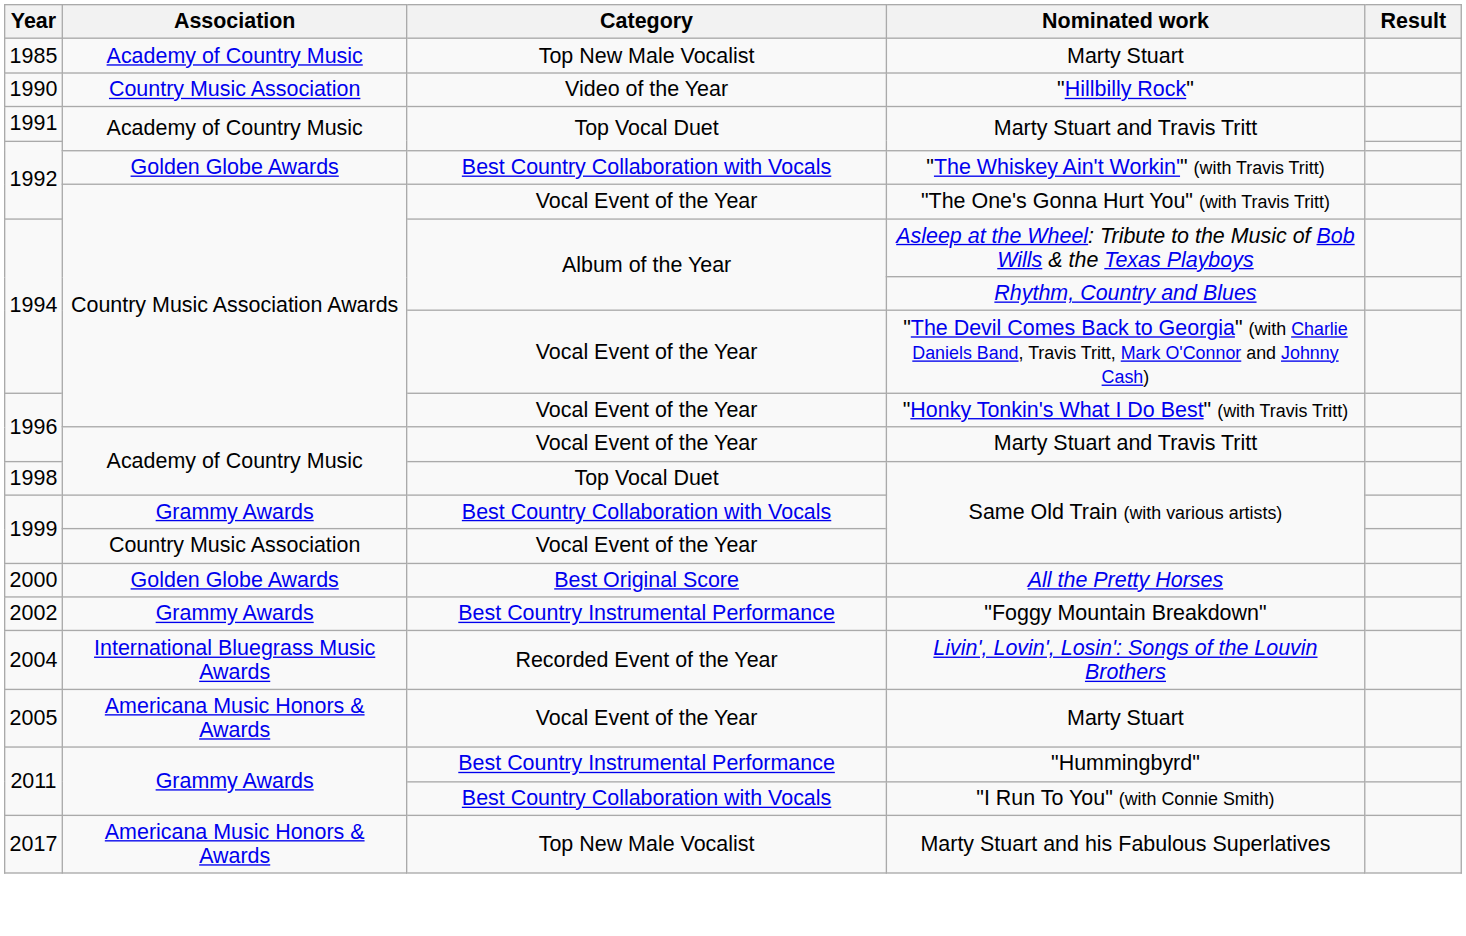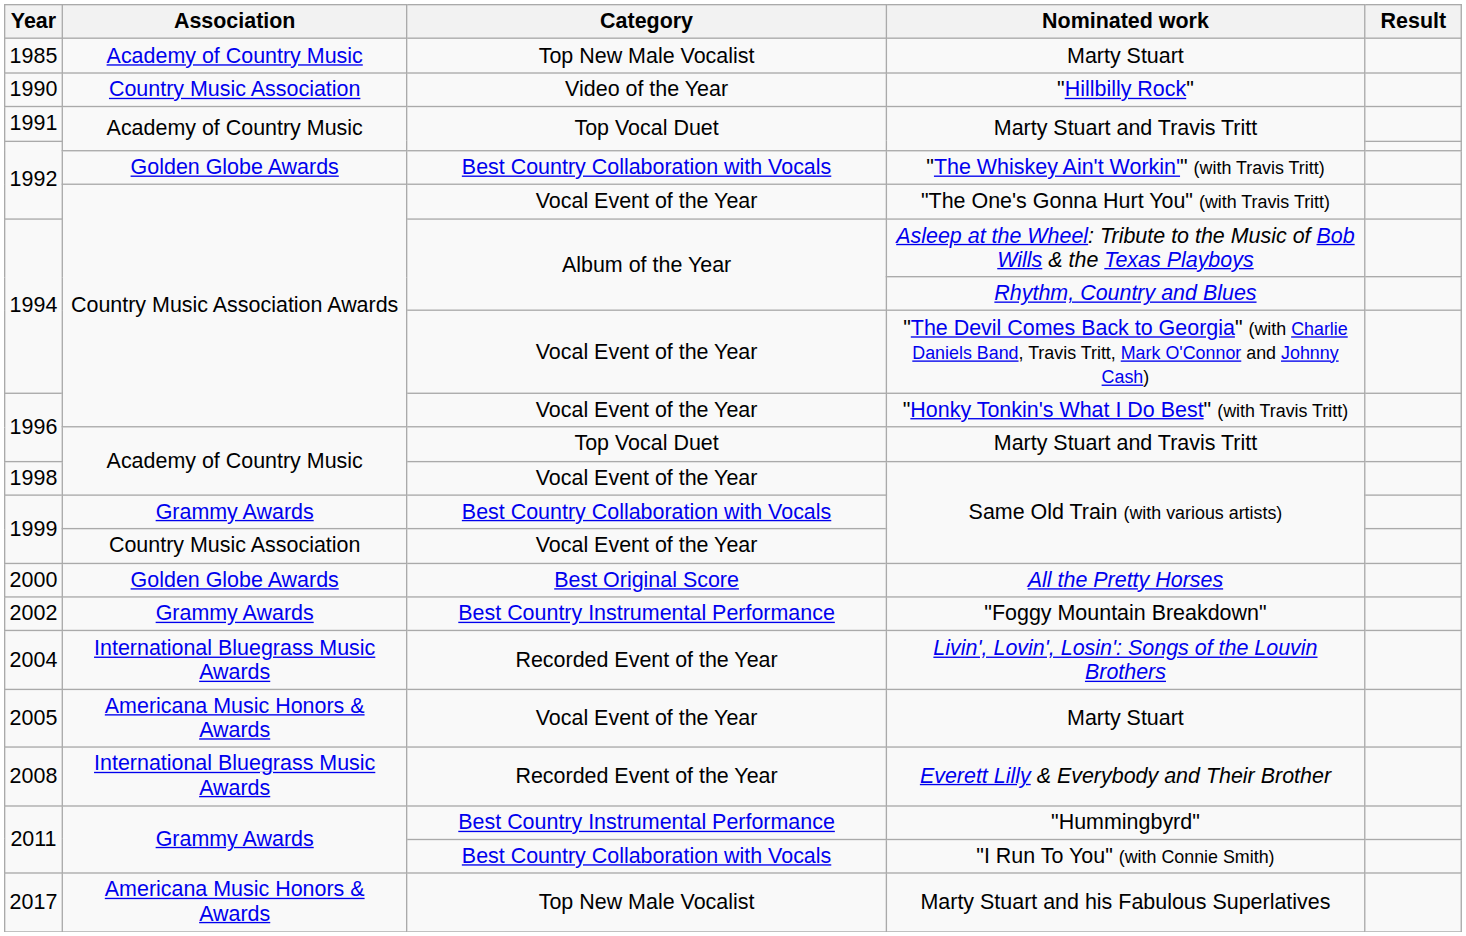(647, 443) Vocal Event of the Year -> (647, 443) Top Vocal Duet
(647, 477) Top Vocal Duet -> (647, 477) Vocal Event of the Year
+ row: (33, 776)
